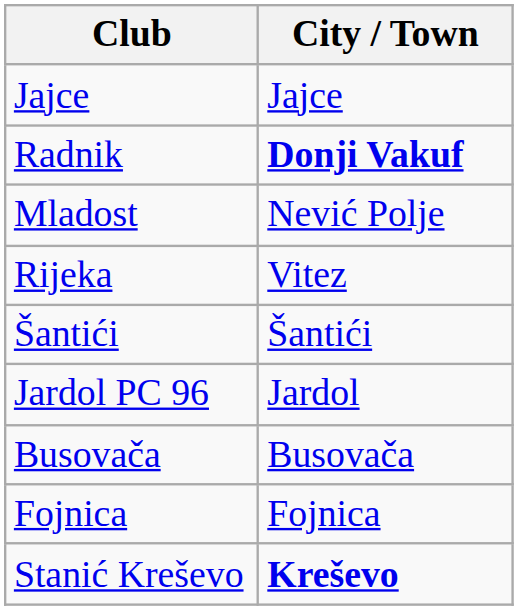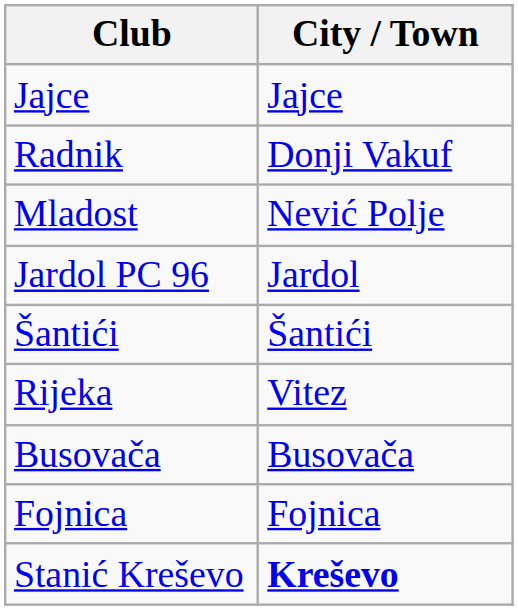(365, 154) bold -> (360, 154) normal
rows swapped: (63, 273) <-> (111, 393)
